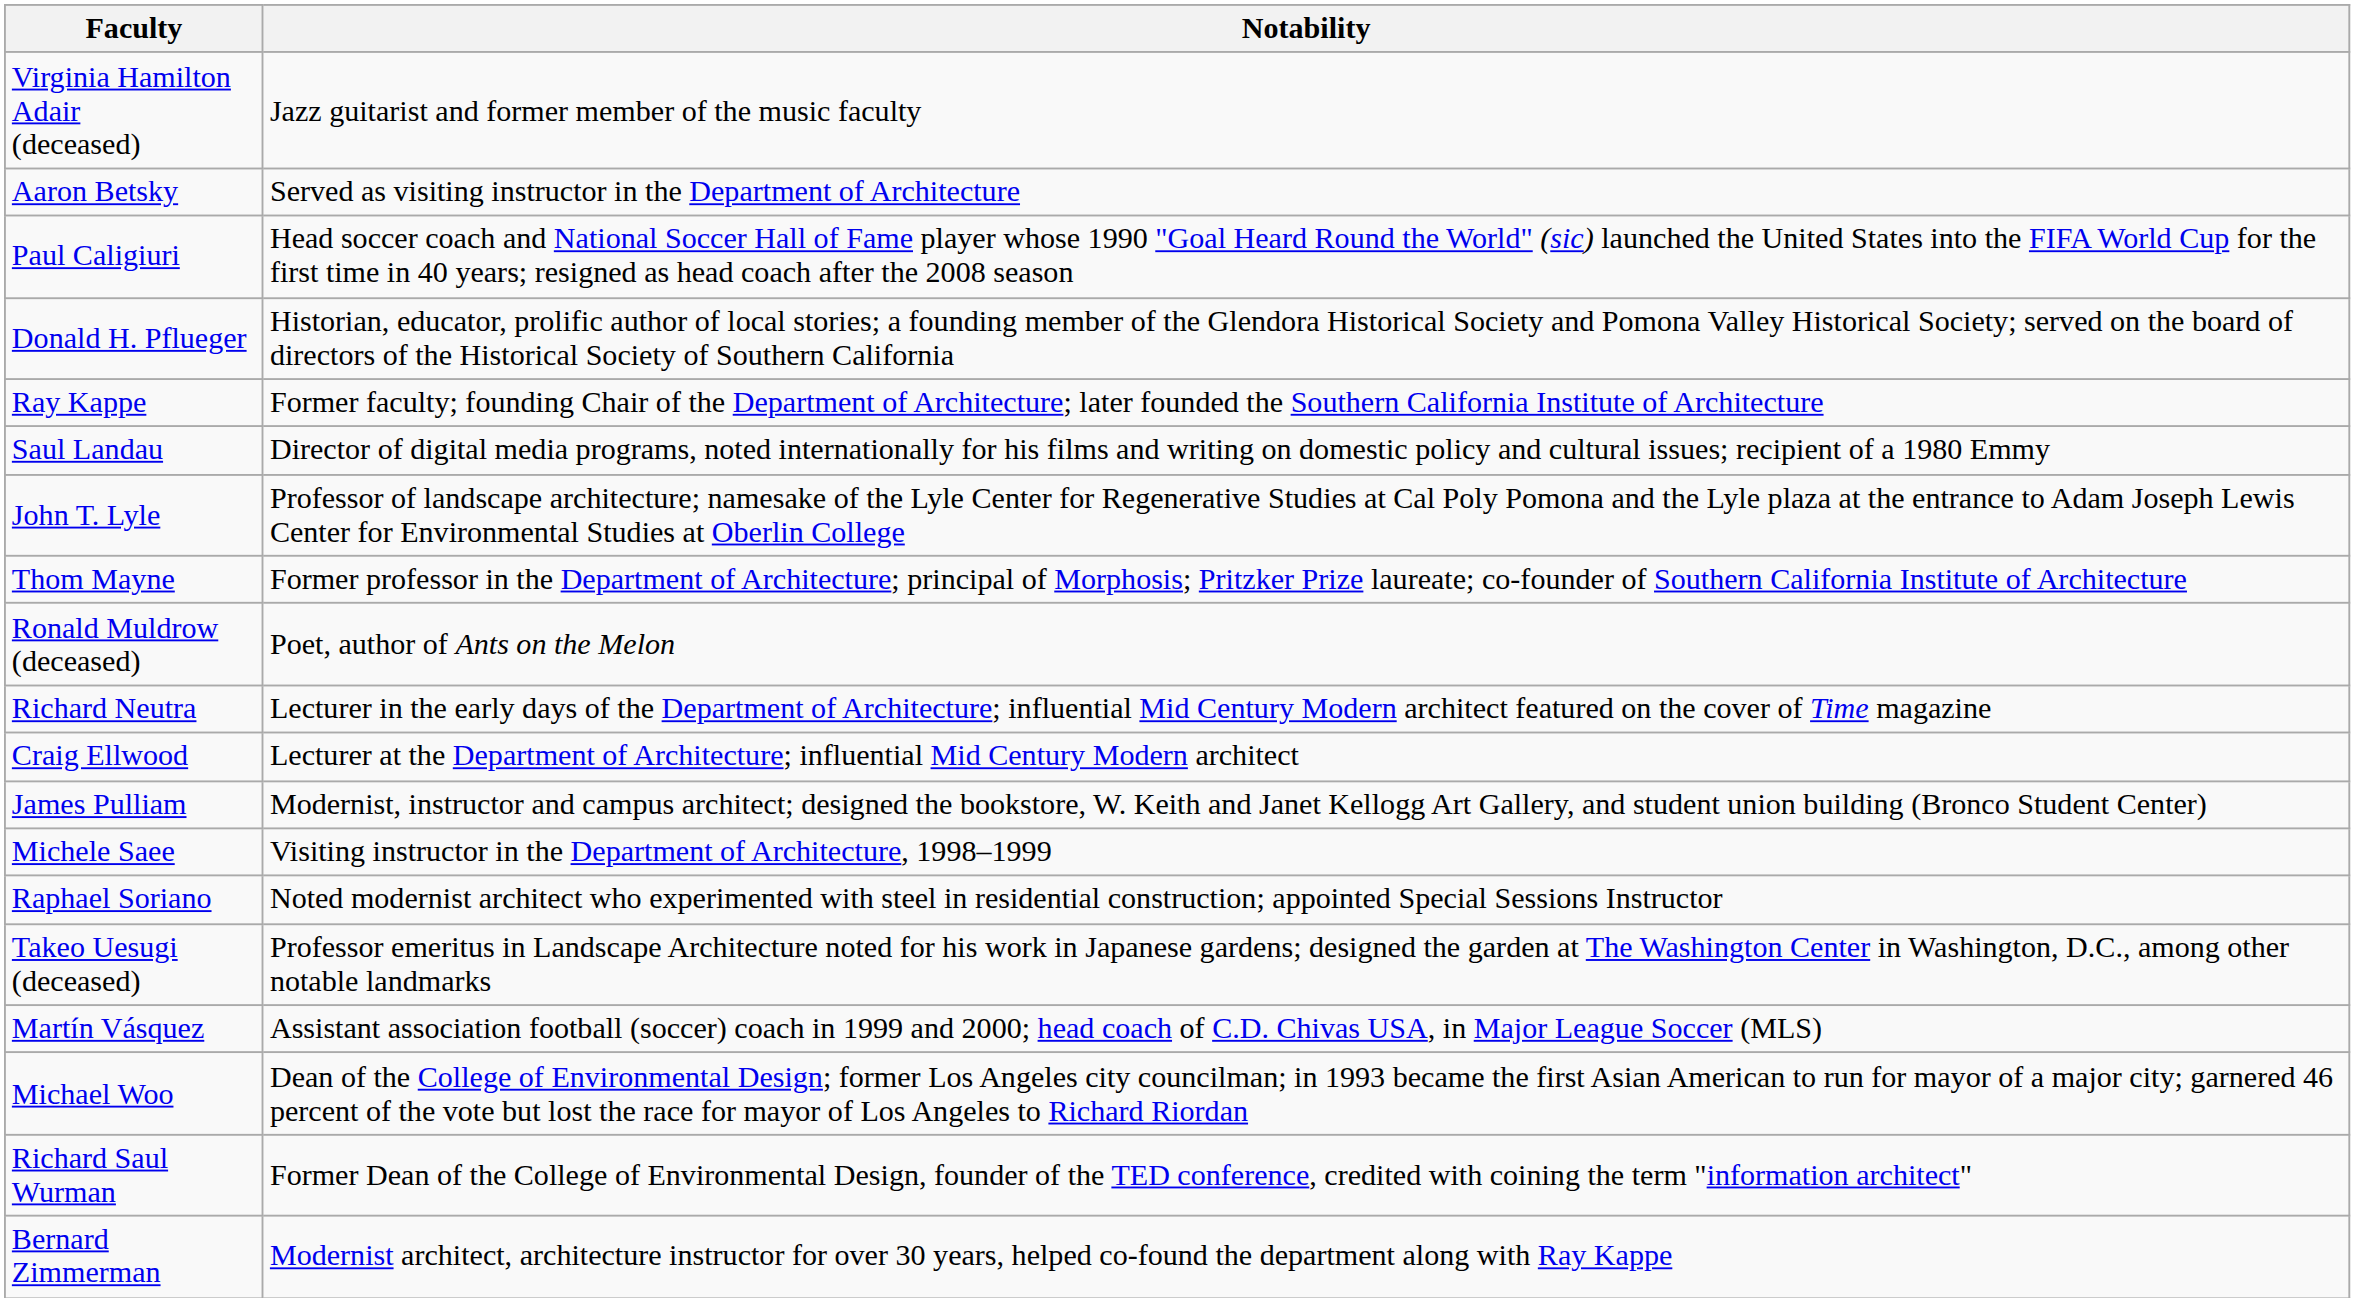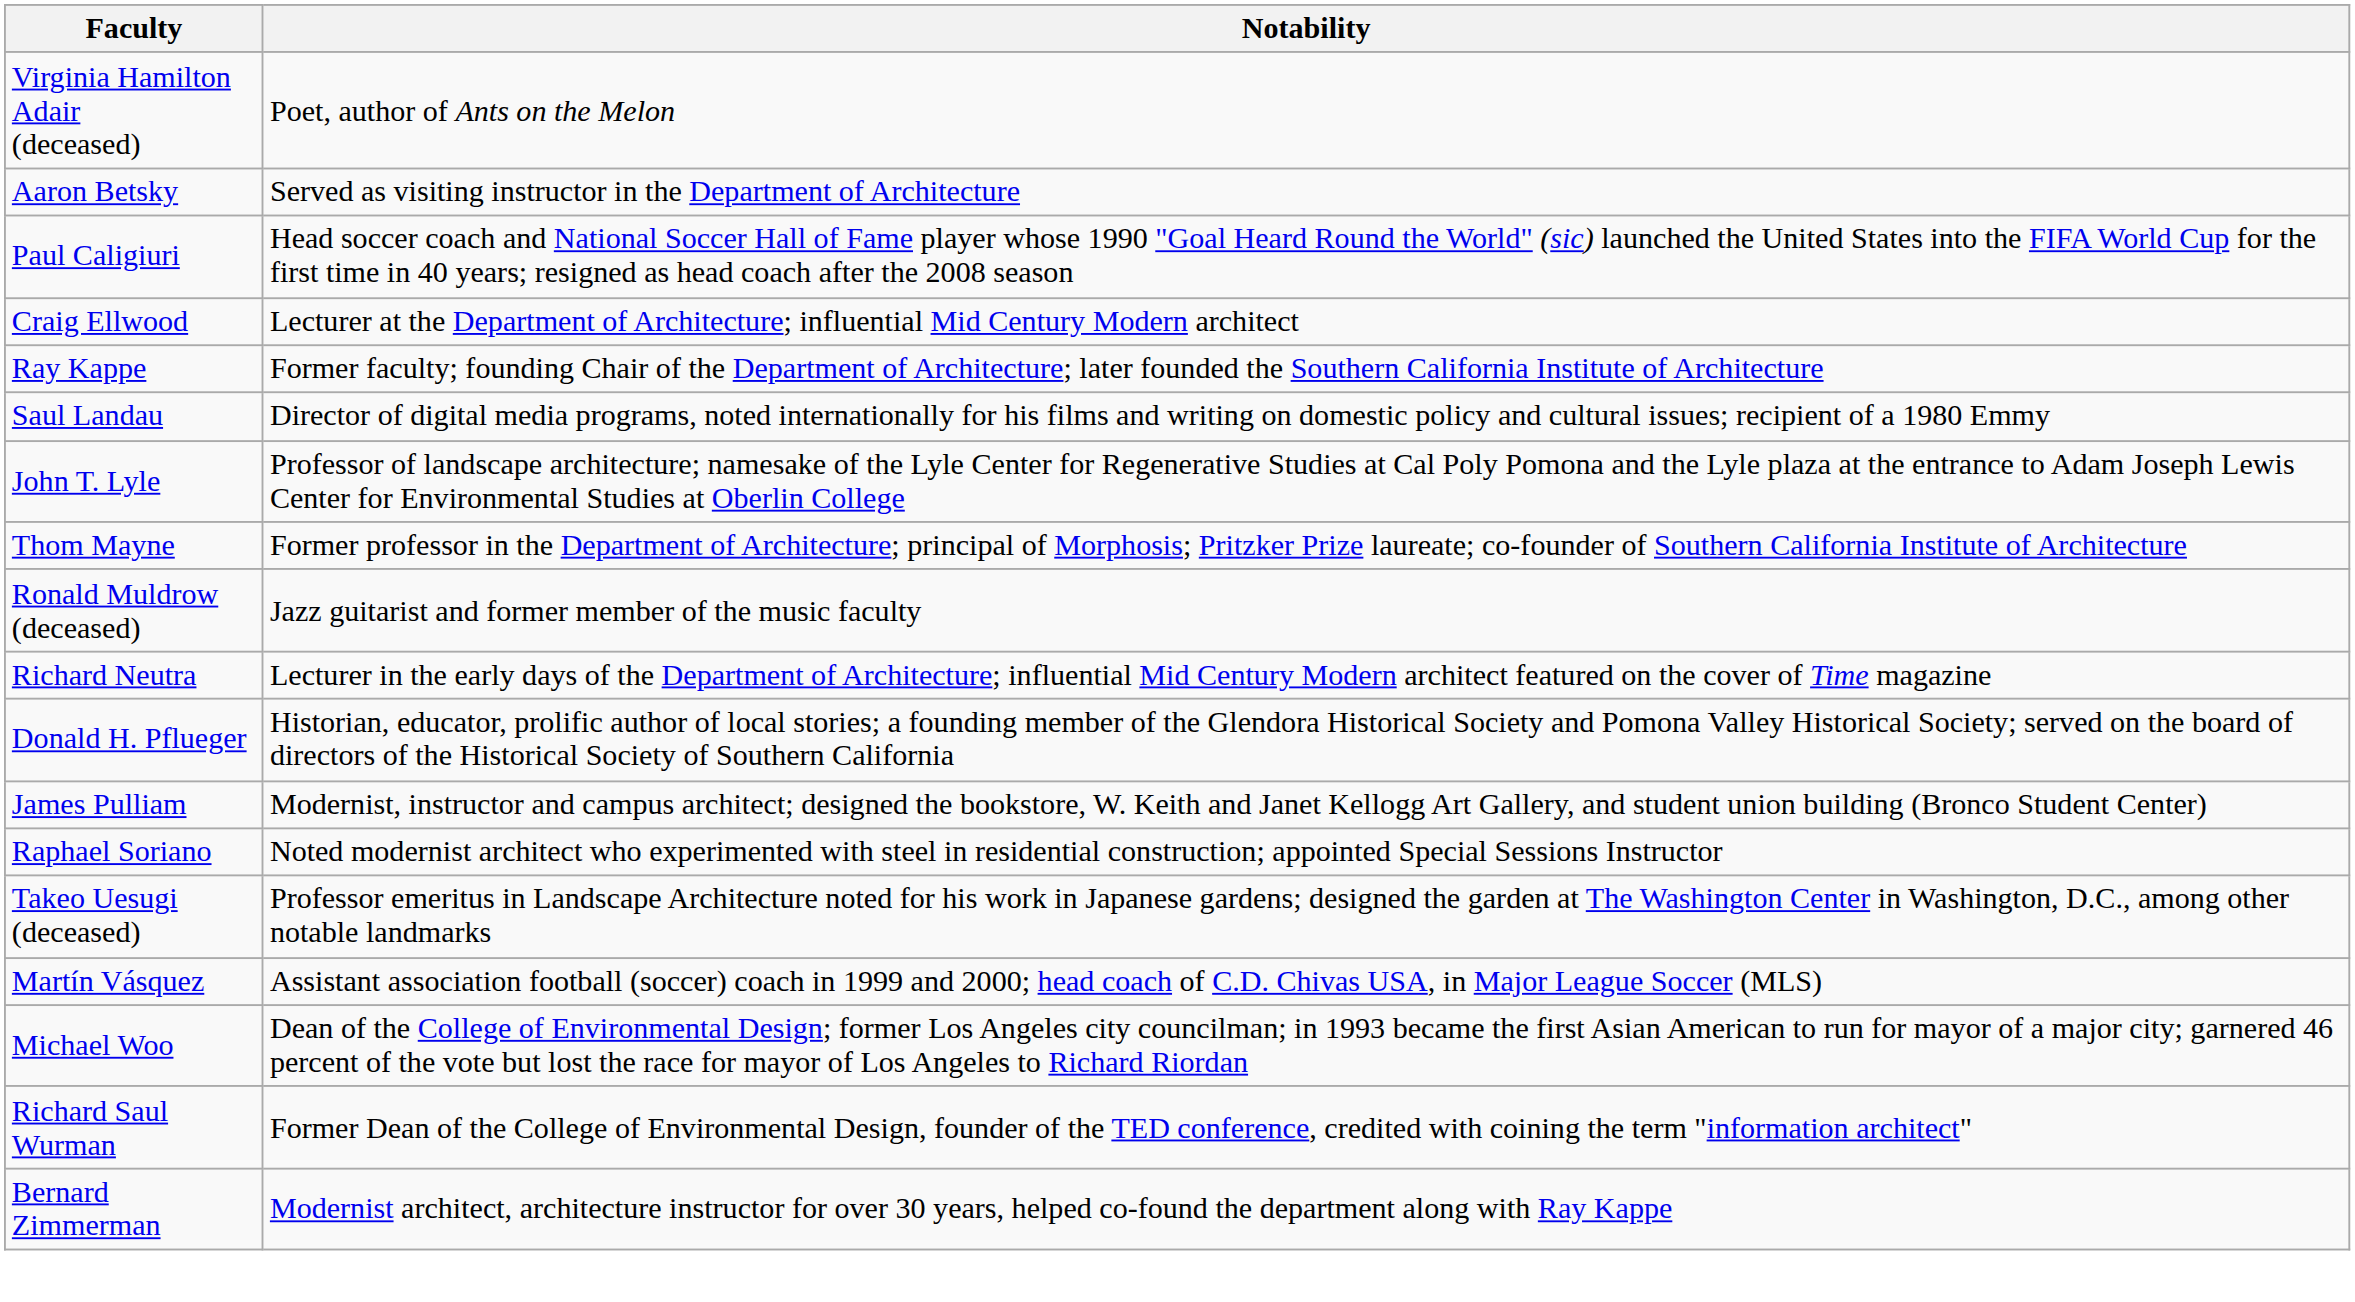(596, 109) Jazz guitarist and former member of the music faculty -> (473, 109) Poet, author of Ants on the Melon
rows swapped: (100, 756) <-> (129, 337)
(473, 643) Poet, author of Ants on the Melon -> (596, 609) Jazz guitarist and former member of the music faculty
- row: (93, 851)
